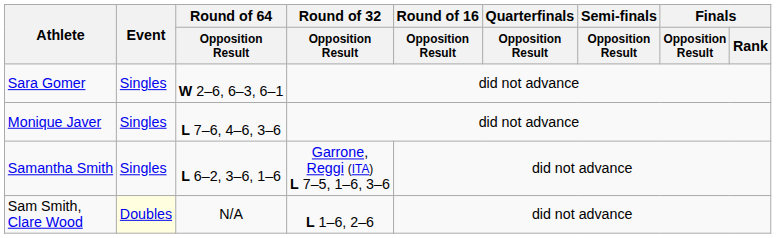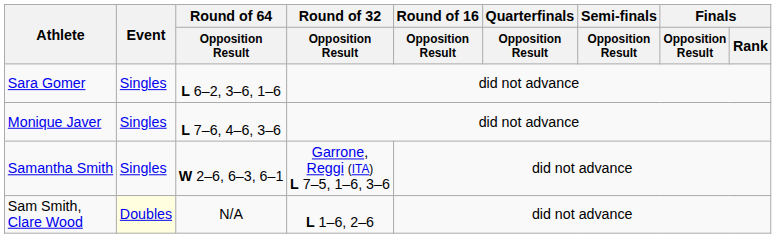(231, 92) W 2–6, 6–3, 6–1 -> (231, 92) L 6–2, 3–6, 1–6
(231, 176) L 6–2, 3–6, 1–6 -> (231, 176) W 2–6, 6–3, 6–1
